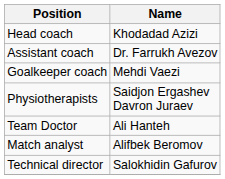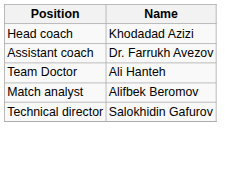- row: (57, 72)
- row: (52, 99)
